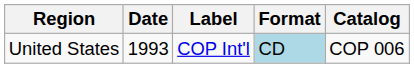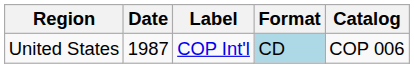(148, 48) 1993 -> (148, 48) 1987
